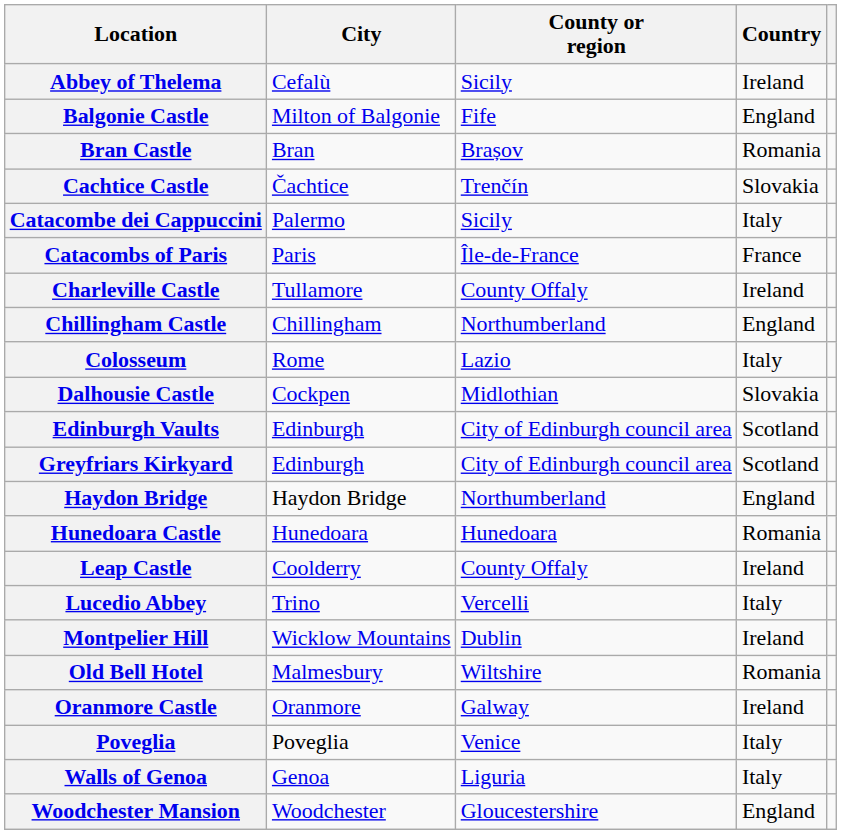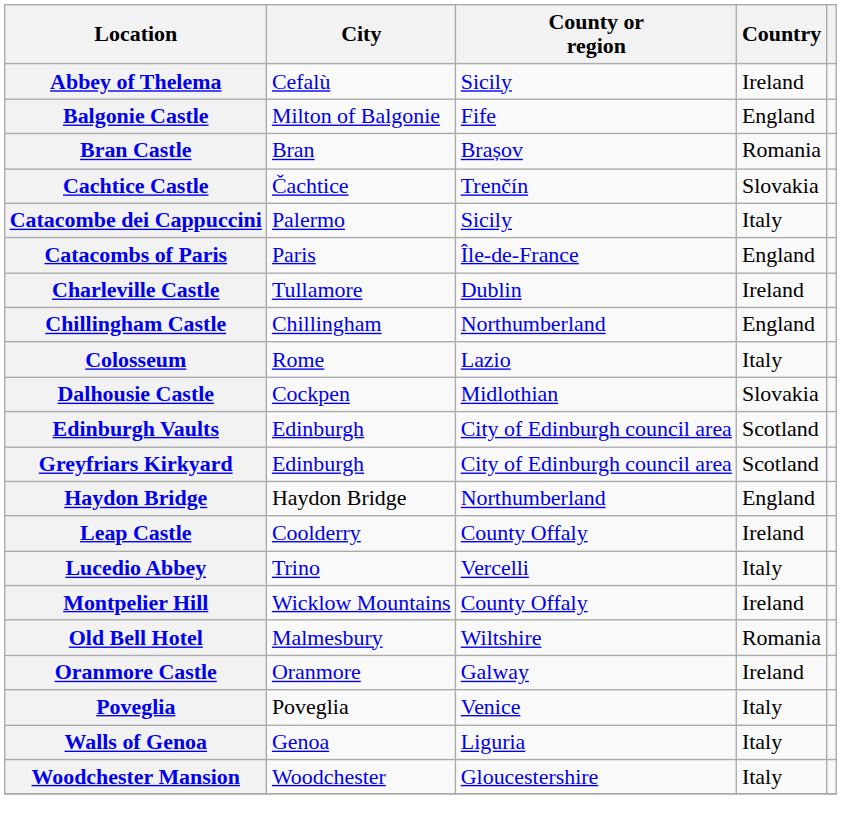(772, 255) France -> (778, 255) England
(524, 289) County Offaly -> (491, 289) Dublin
- row: (136, 533)
(491, 637) Dublin -> (524, 602) County Offaly
(778, 811) England -> (762, 776) Italy
